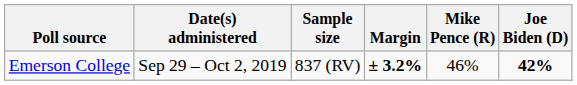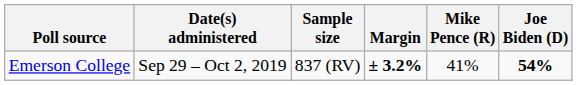(463, 65) 46% -> (463, 65) 41%
(536, 65) 42% -> (536, 65) 54%
